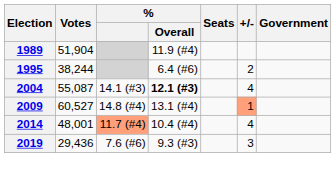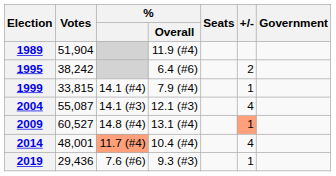(76, 69) 38,244 -> (76, 69) 38,242
+ row: (30, 87)
(174, 87) bold -> (174, 106) normal
(251, 143) 3 -> (251, 161) 1
